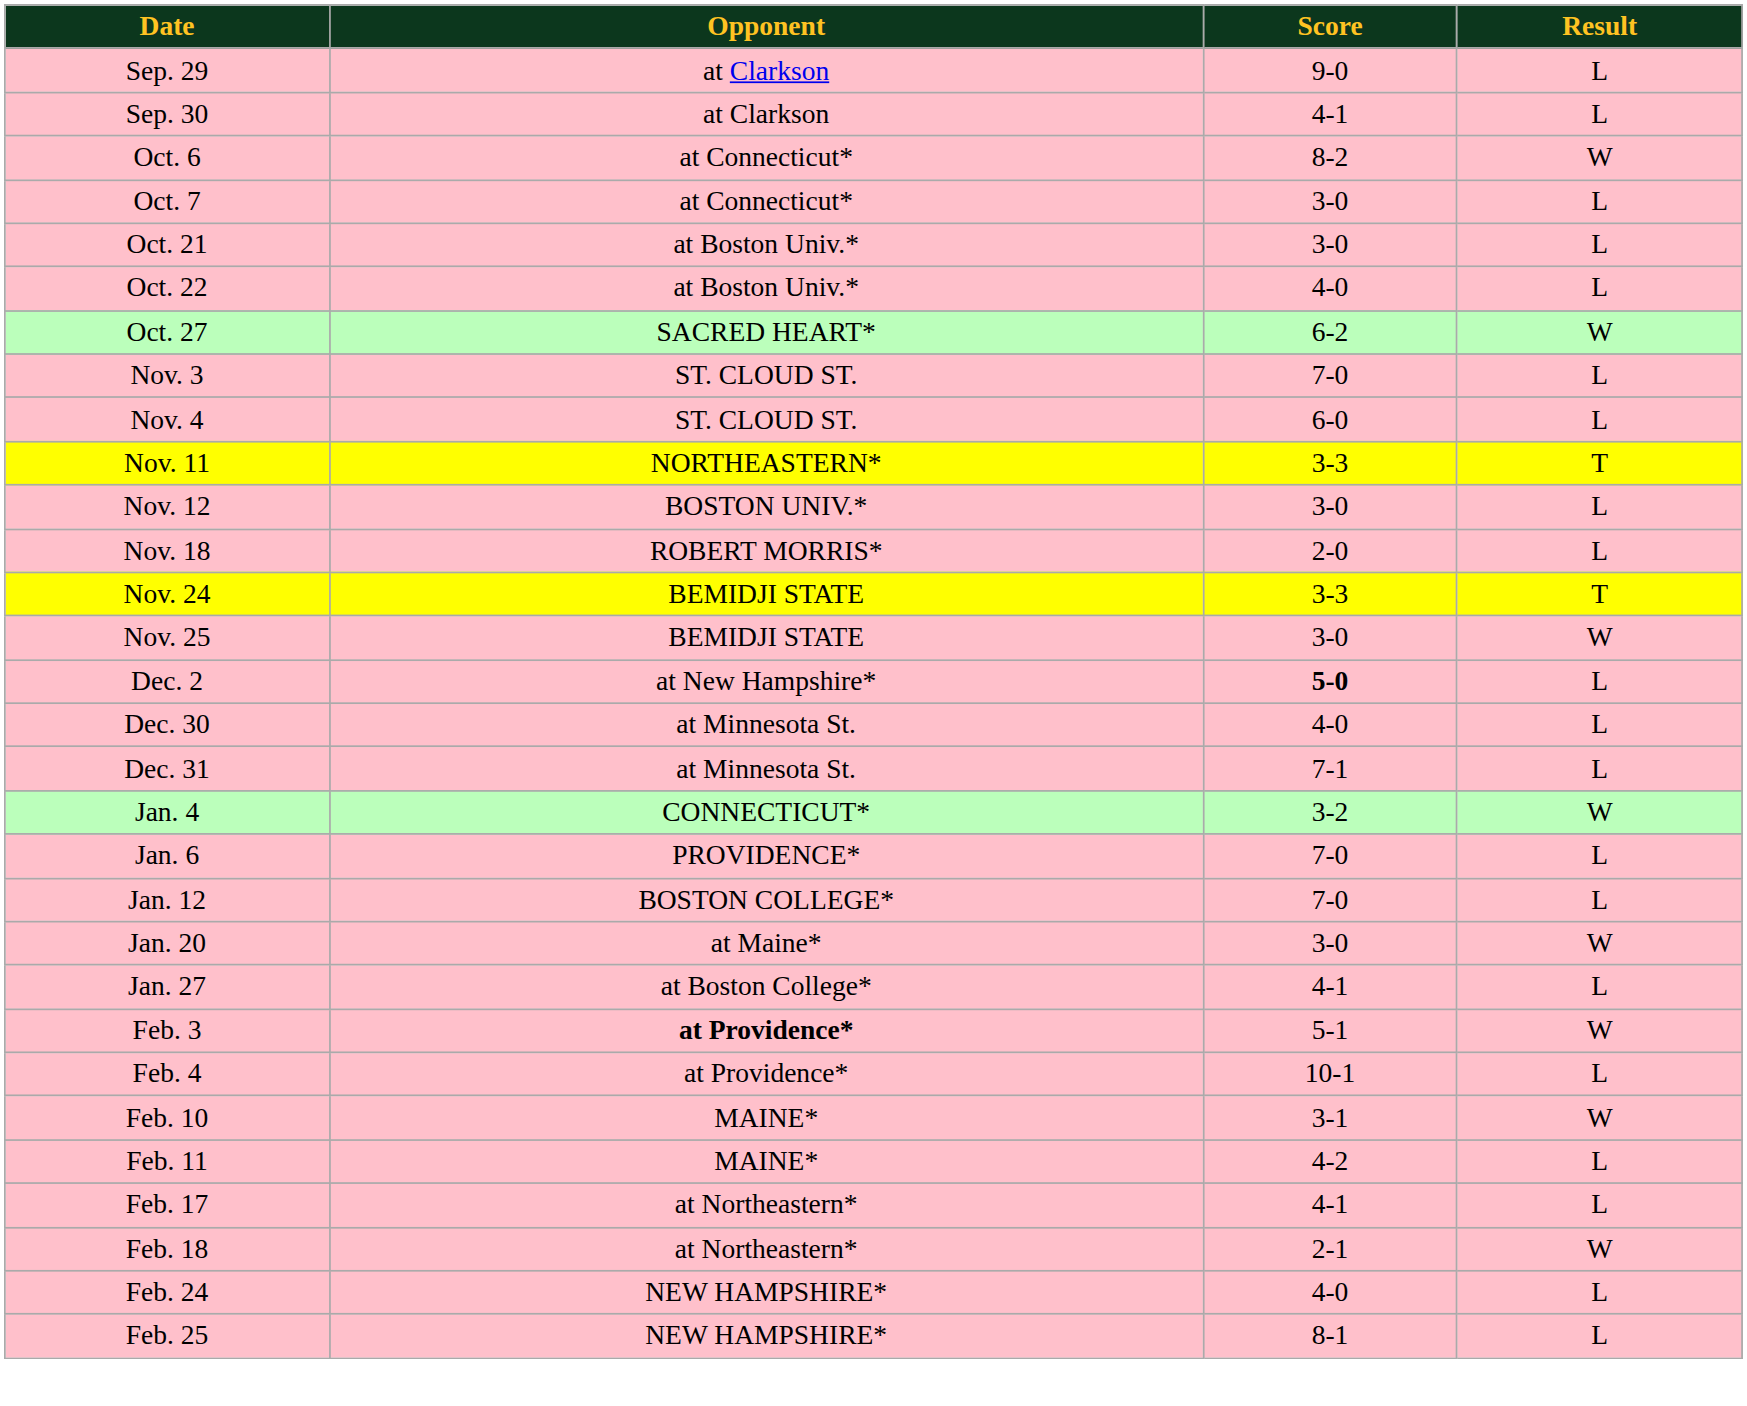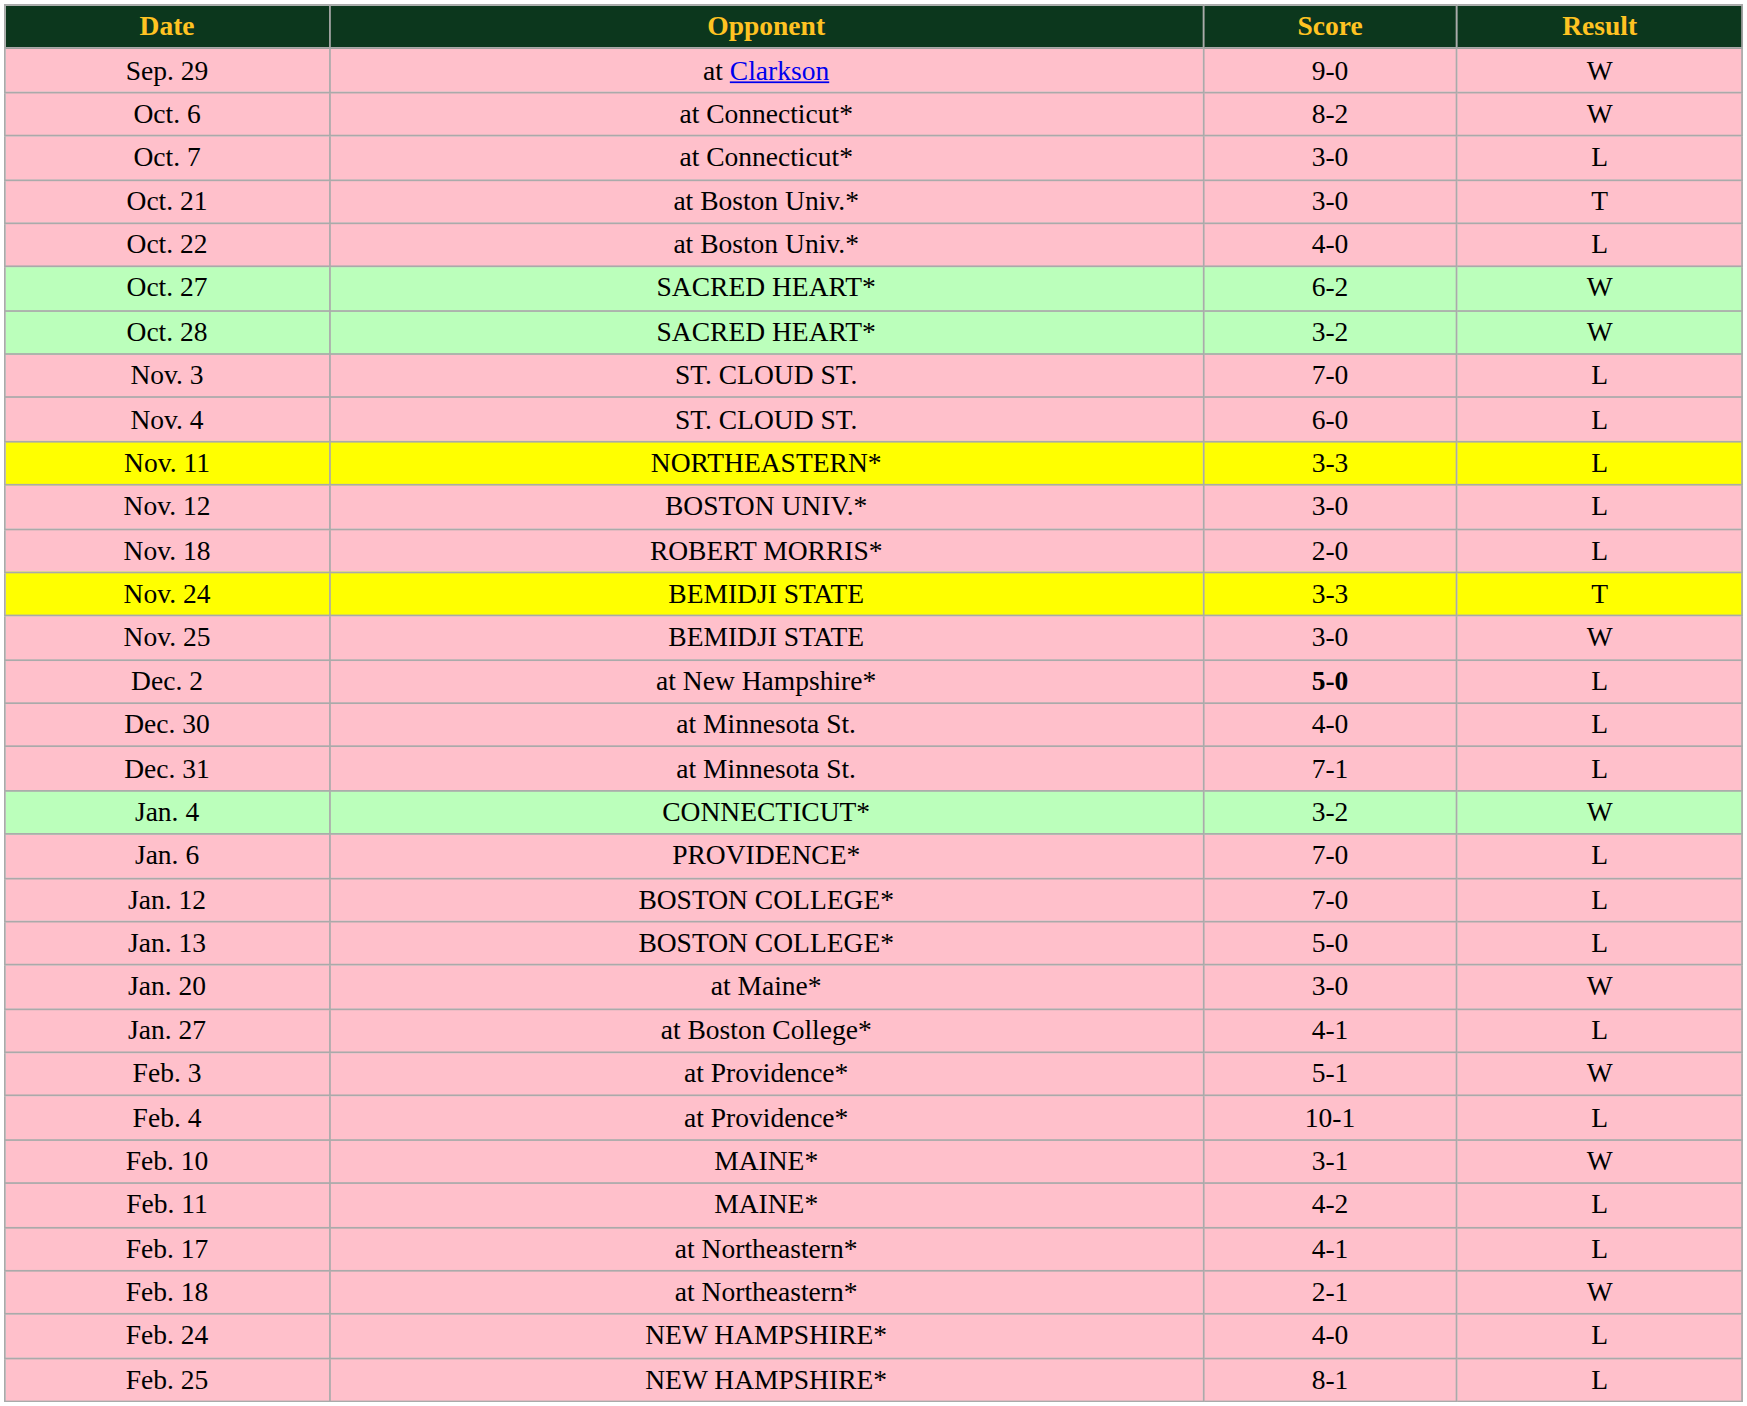(1600, 69) L -> (1600, 69) W
- row: (167, 113)
(1600, 244) L -> (1600, 200) T
+ row: (167, 331)
(1600, 462) T -> (1600, 462) L
+ row: (167, 942)
(766, 1030) bold -> (766, 1073) normal
